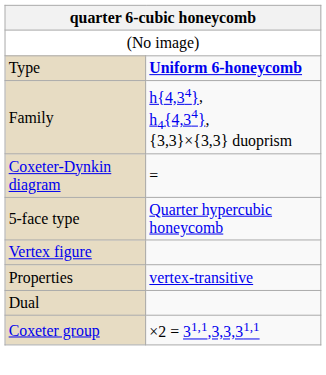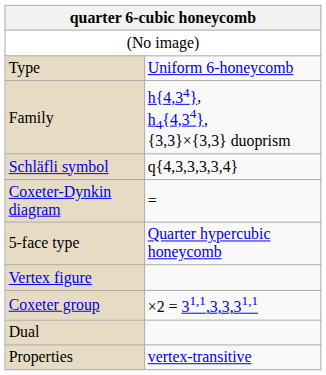(226, 68) bold -> (221, 68) normal
+ row: (59, 166)
rows swapped: (54, 330) <-> (41, 277)
